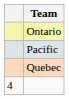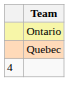- row: (42, 49)
